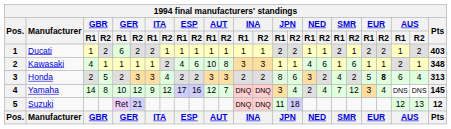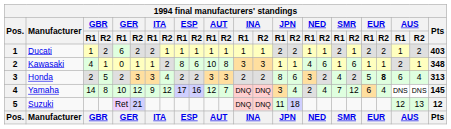(122, 64) 1 -> (122, 64) 0
(182, 64) 4 -> (182, 64) 8
(369, 90) 3 -> (369, 90) 6
